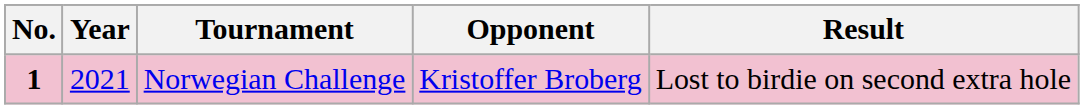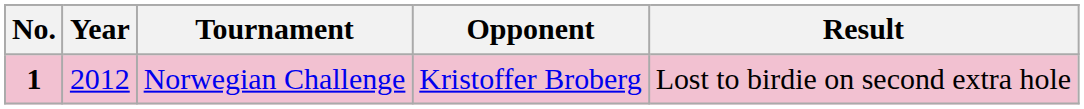(100, 78) 2021 -> (100, 78) 2012
